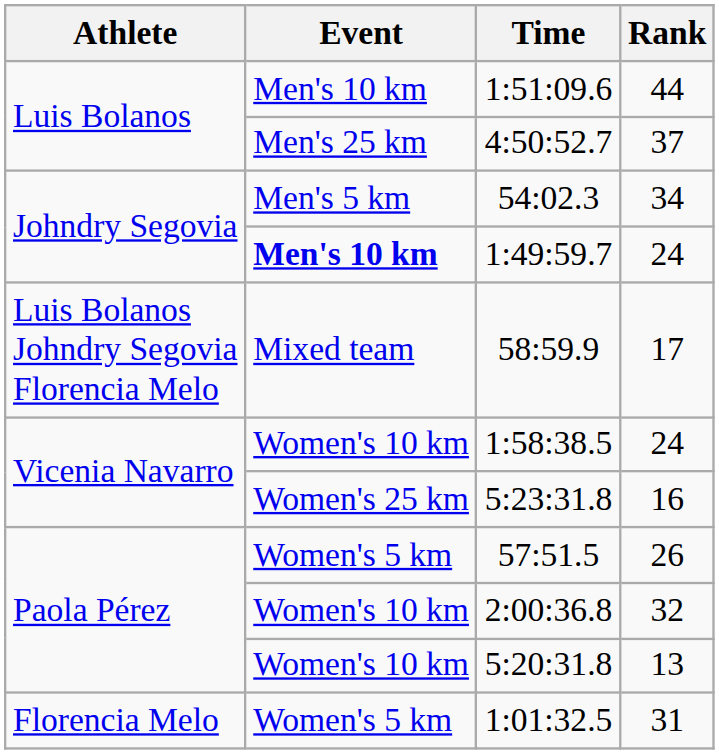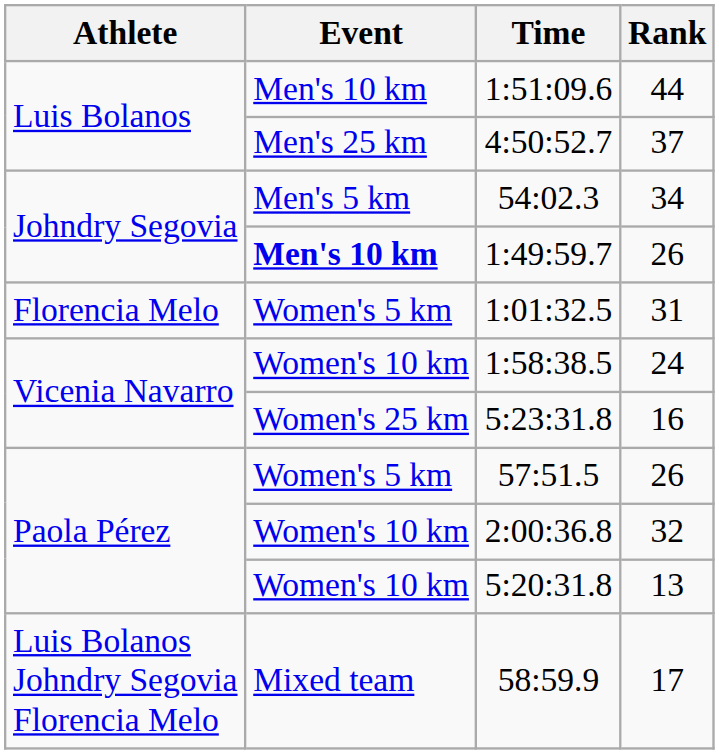(667, 253) 24 -> (667, 253) 26
rows swapped: (548, 720) <-> (548, 348)
